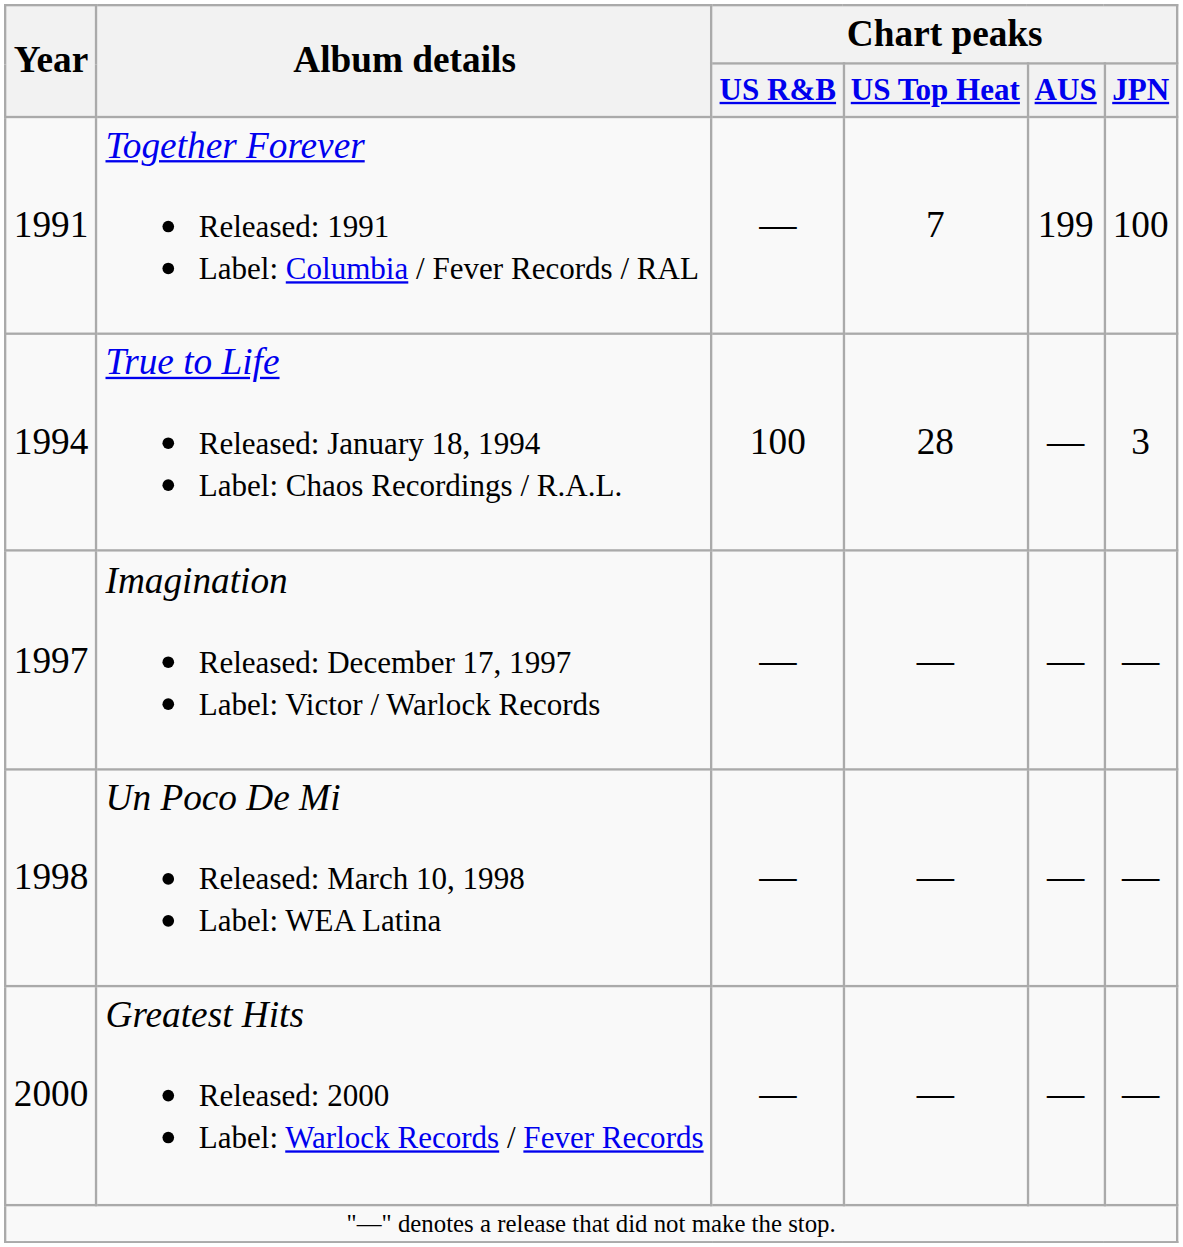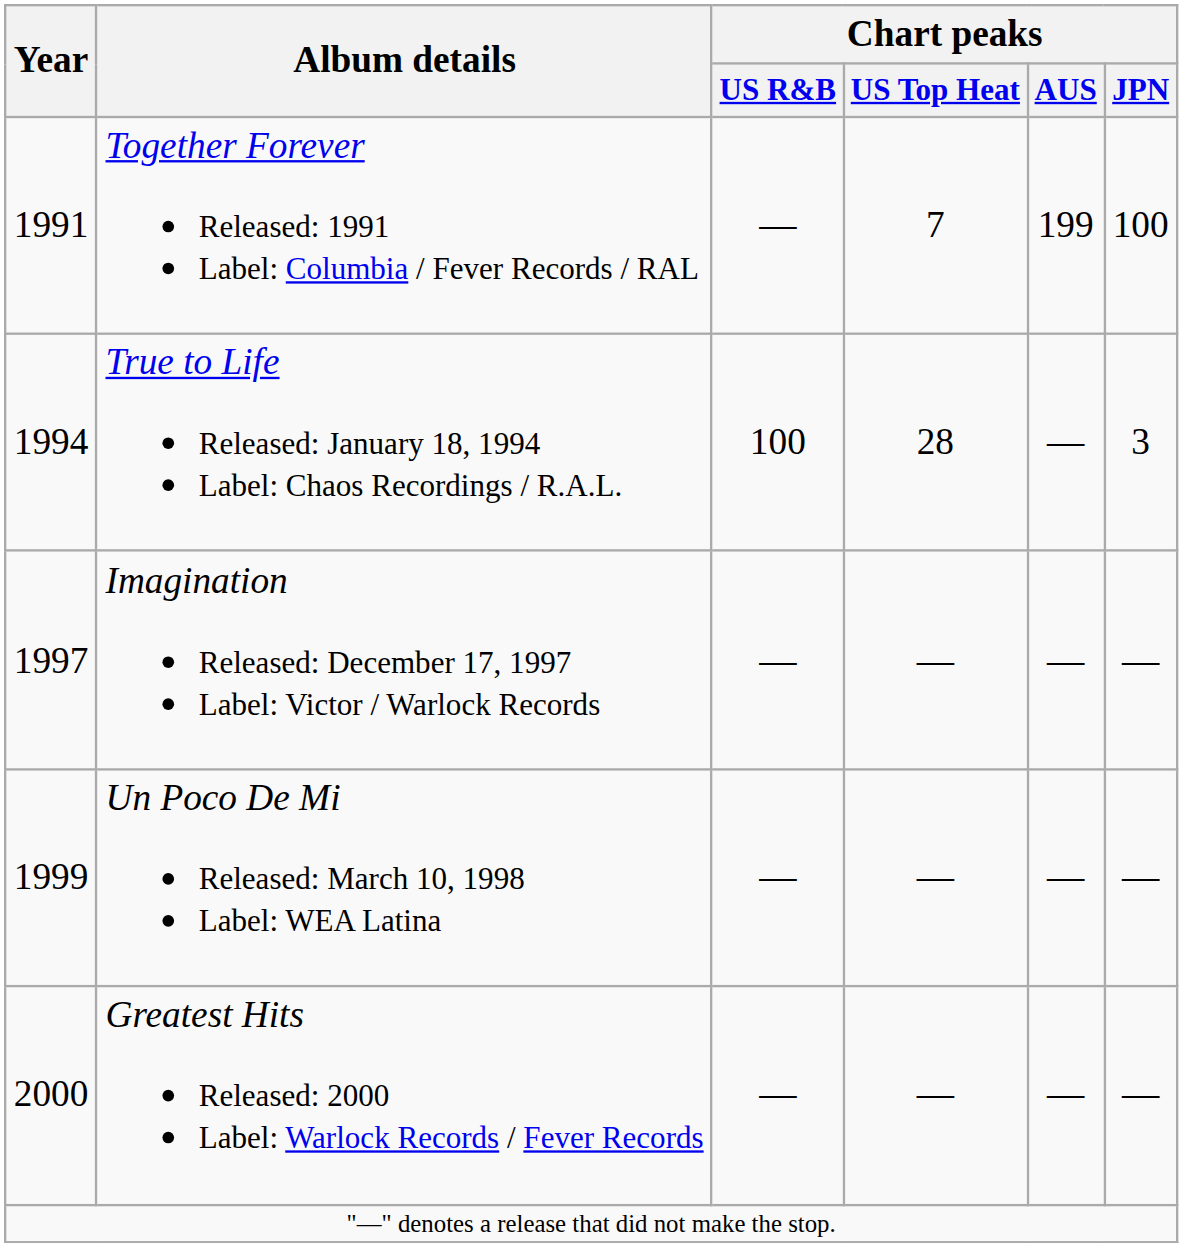(51, 877) 1998 -> (51, 877) 1999
